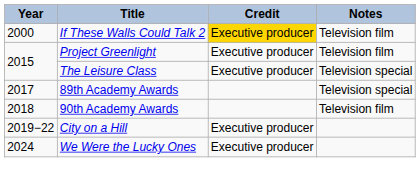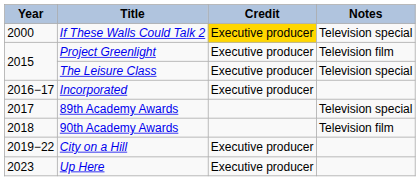(356, 33) Television film -> (366, 33) Television special
+ row: (94, 90)
+ row: (82, 166)
- row: (128, 147)
